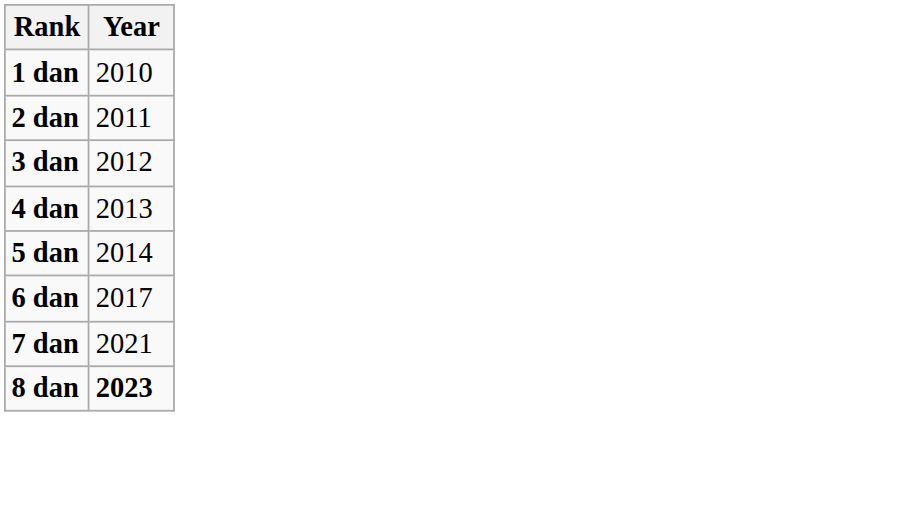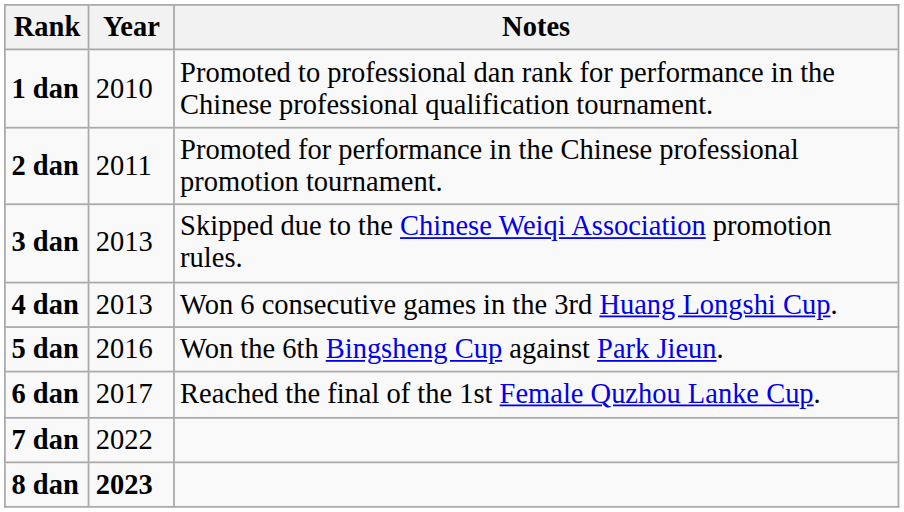+ column: (536, 27)
(124, 162) 2012 -> (124, 242) 2013
(124, 252) 2014 -> (124, 349) 2016
(124, 343) 2021 -> (124, 439) 2022
